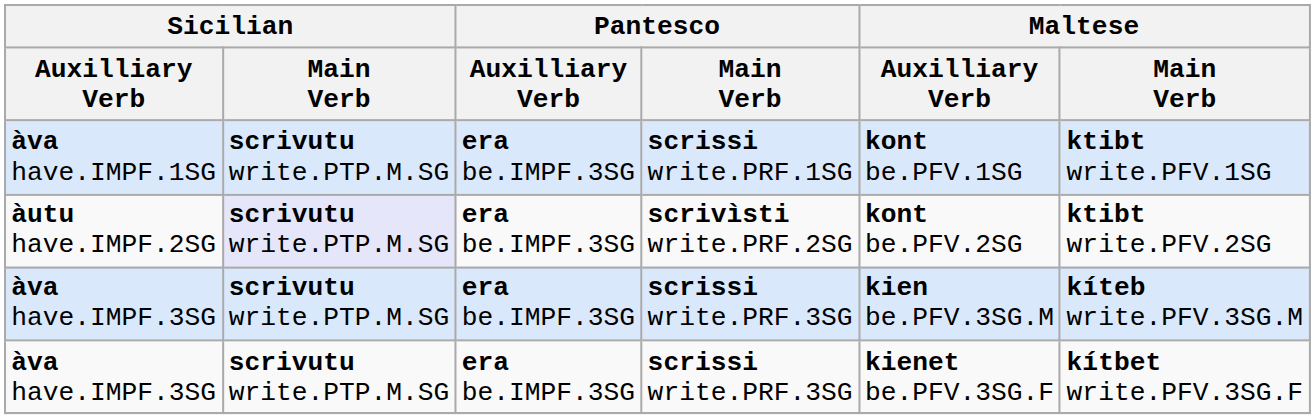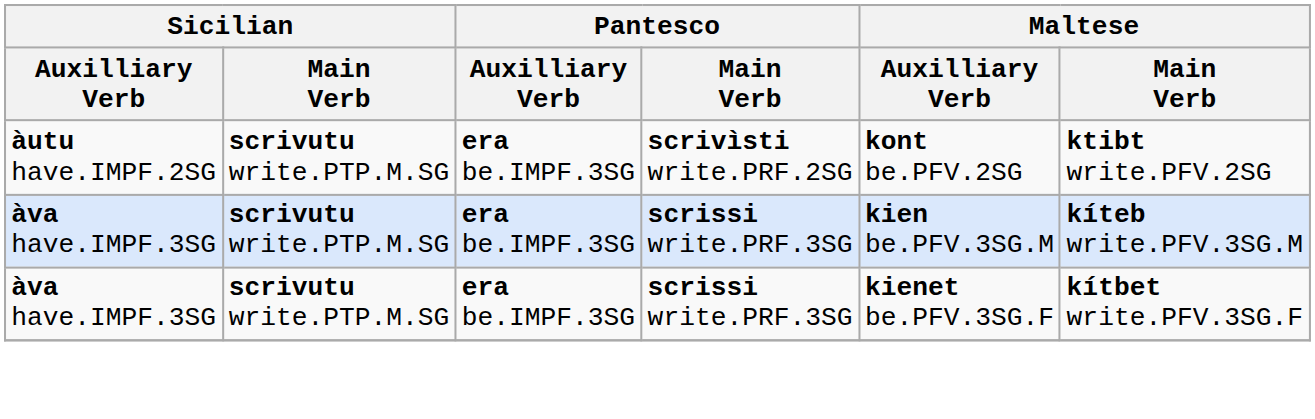- row: (114, 157)
(339, 231) lavender background -> (339, 157) no background
